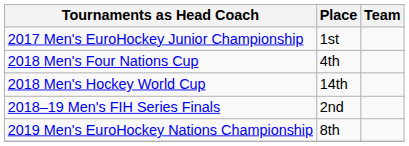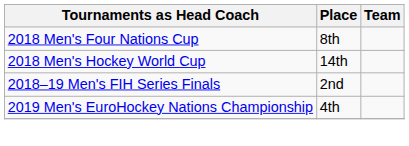- row: (156, 38)
(330, 61) 4th -> (330, 38) 8th
(330, 130) 8th -> (330, 107) 4th
